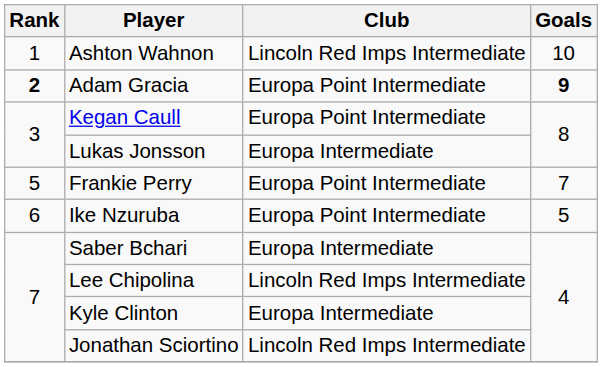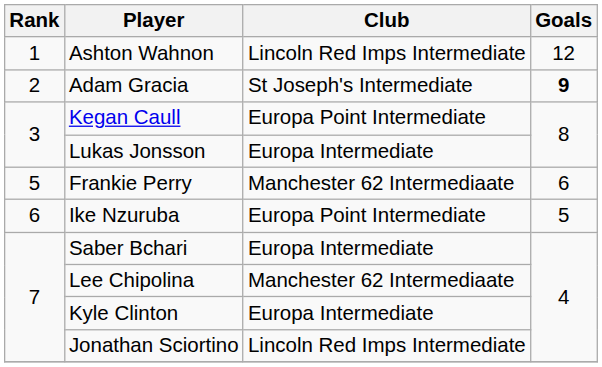(564, 53) 10 -> (564, 53) 12
(34, 85) bold -> (34, 85) normal
(367, 85) Europa Point Intermediate -> (360, 85) St Joseph's Intermediate
(367, 183) Europa Point Intermediate -> (381, 183) Manchester 62 Intermediaate
(564, 183) 7 -> (564, 183) 6
(387, 280) Lincoln Red Imps Intermediate -> (381, 280) Manchester 62 Intermediaate
